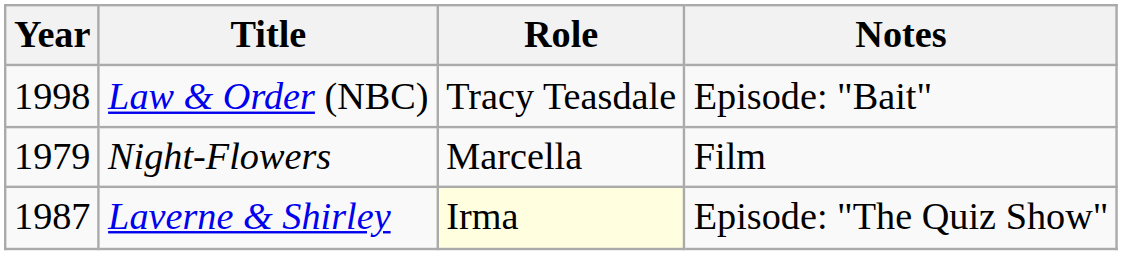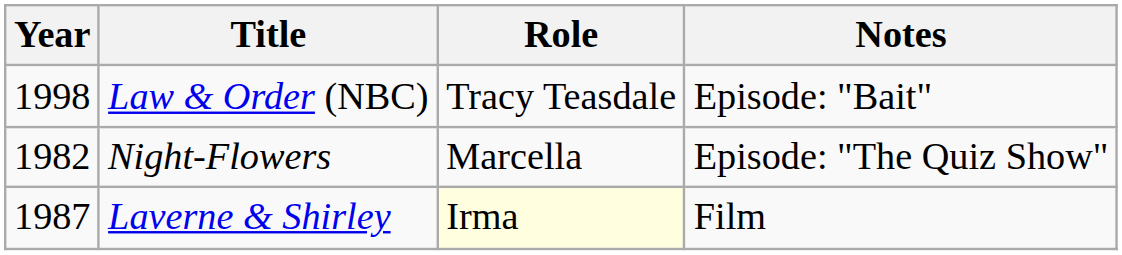(52, 156) 1979 -> (52, 156) 1982
(730, 156) Film -> (901, 156) Episode: "The Quiz Show"
(901, 216) Episode: "The Quiz Show" -> (730, 216) Film
